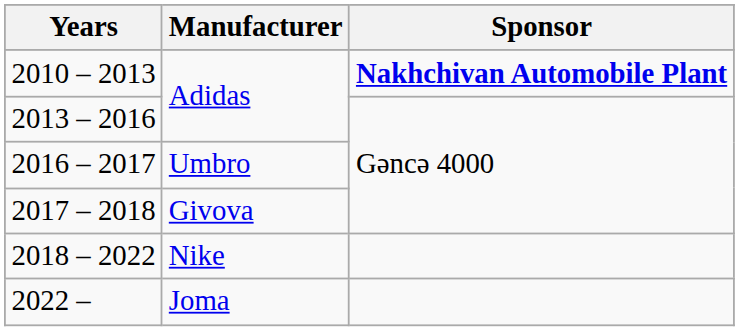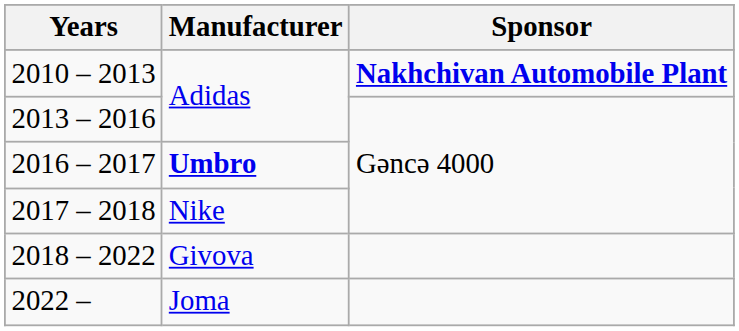(210, 164) normal -> (213, 164) bold
(211, 210) Givova -> (197, 210) Nike
(197, 255) Nike -> (211, 255) Givova
